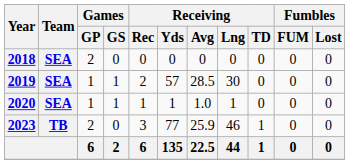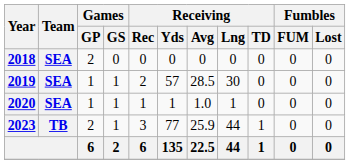(116, 125) 0 -> (116, 125) 1
(233, 125) 46 -> (233, 125) 44
